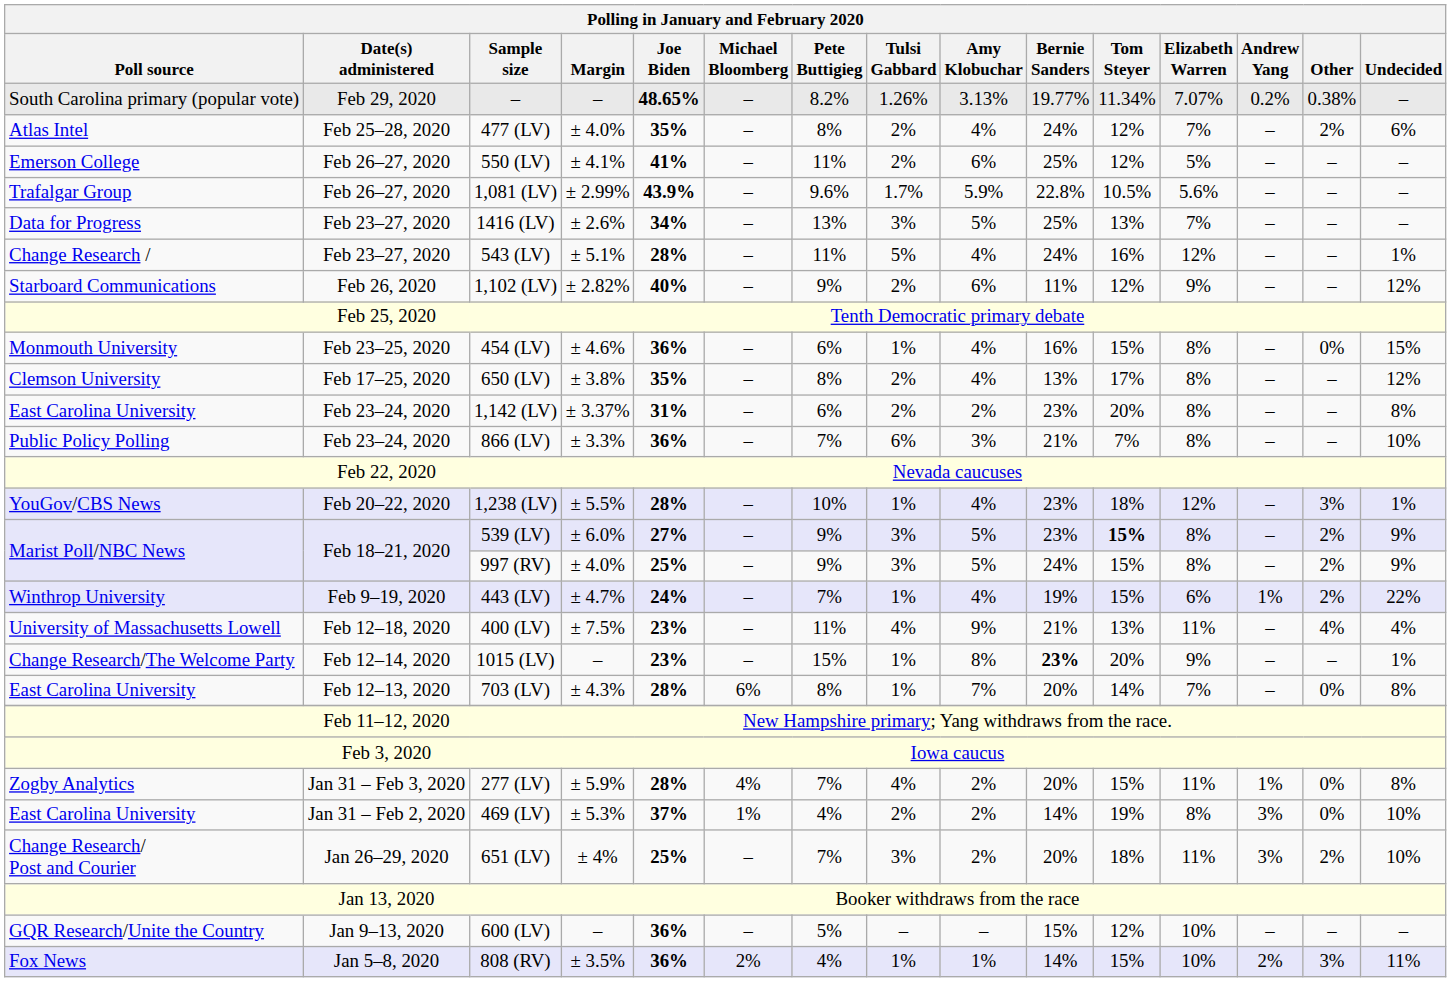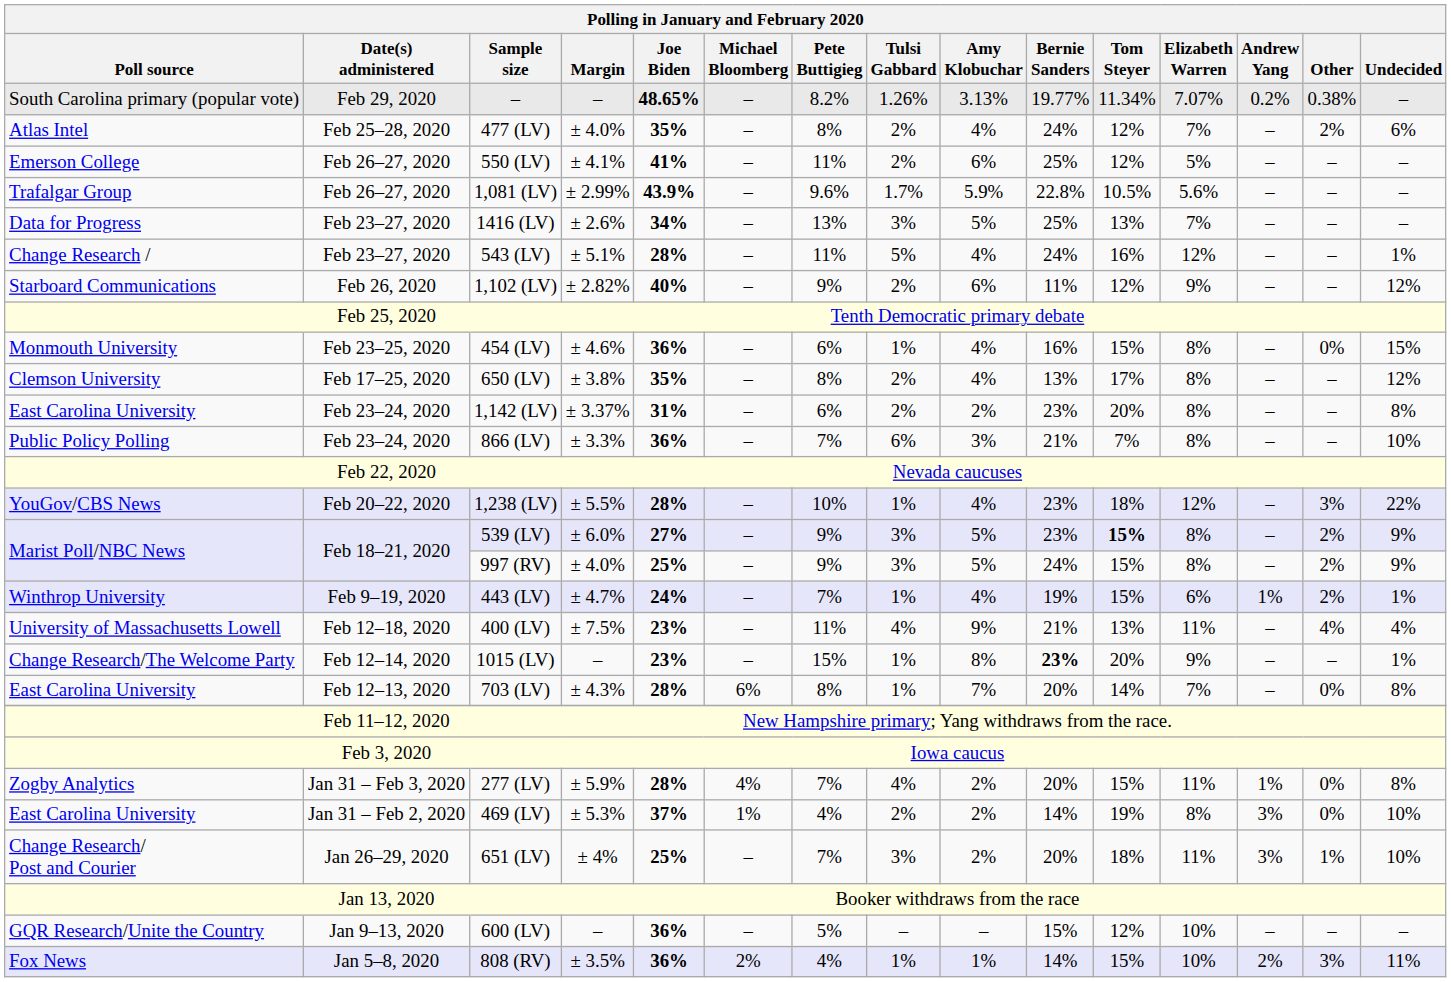(1403, 503) 1% -> (1403, 503) 22%
(1403, 597) 22% -> (1403, 597) 1%
(1332, 857) 2% -> (1332, 857) 1%
